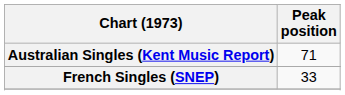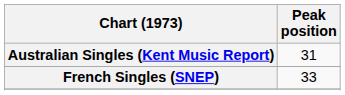(309, 54) 71 -> (309, 54) 31
